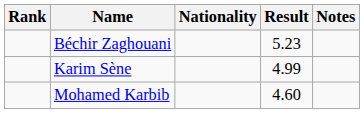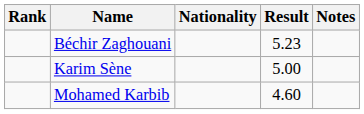(287, 69) 4.99 -> (287, 69) 5.00
